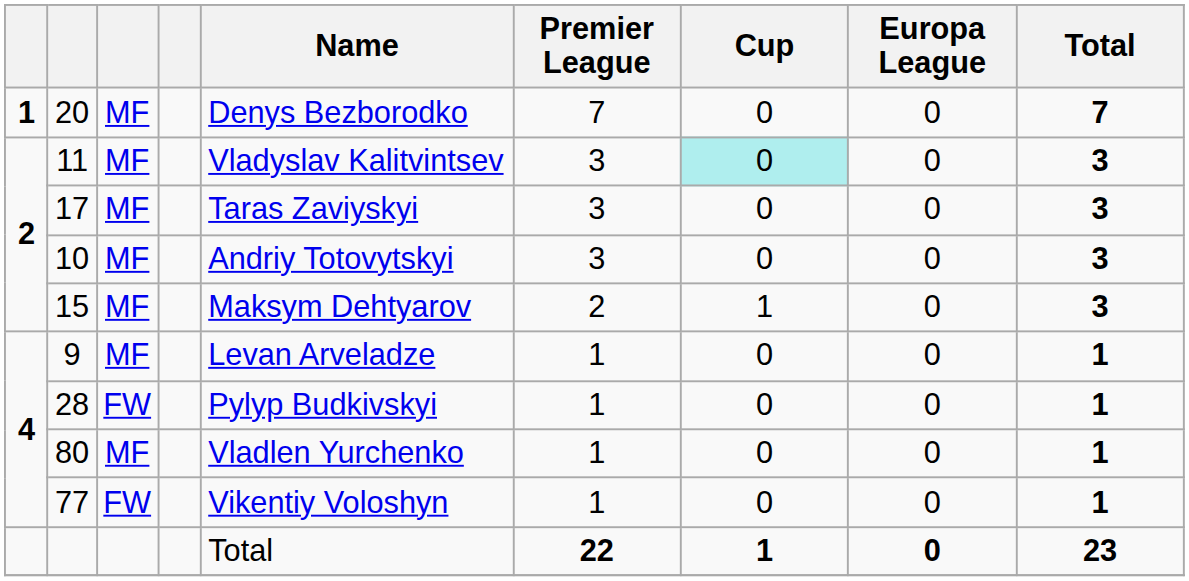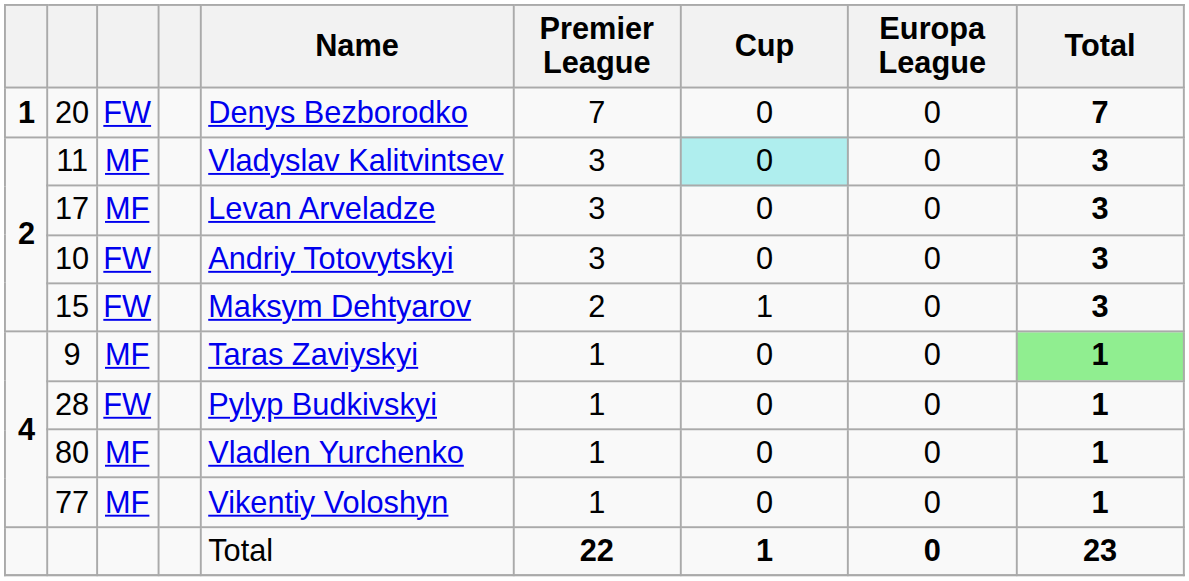(127, 112) MF -> (127, 112) FW
(313, 209) Taras Zaviyskyi -> (322, 209) Levan Arveladze
(127, 258) MF -> (127, 258) FW
(127, 307) MF -> (127, 307) FW
(322, 355) Levan Arveladze -> (313, 355) Taras Zaviyskyi
(1100, 355) no background -> (1100, 355) lightgreen background
(127, 501) FW -> (127, 501) MF
